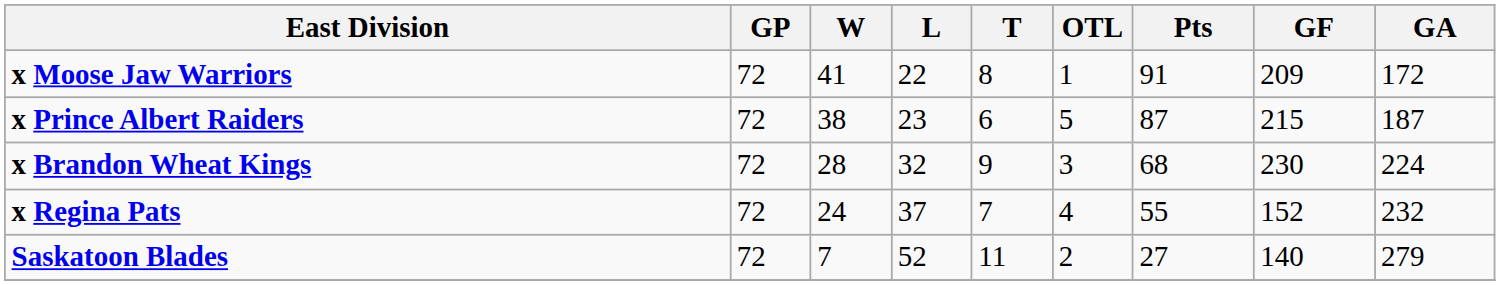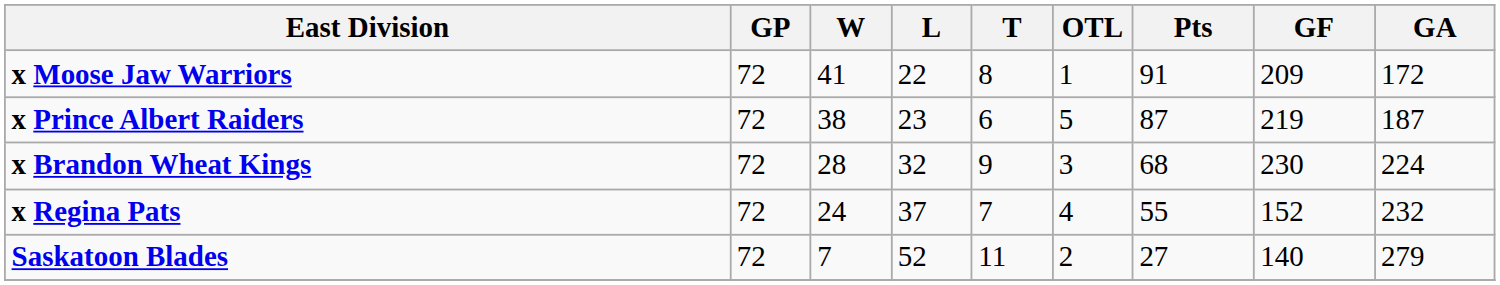(1282, 119) 215 -> (1282, 119) 219
